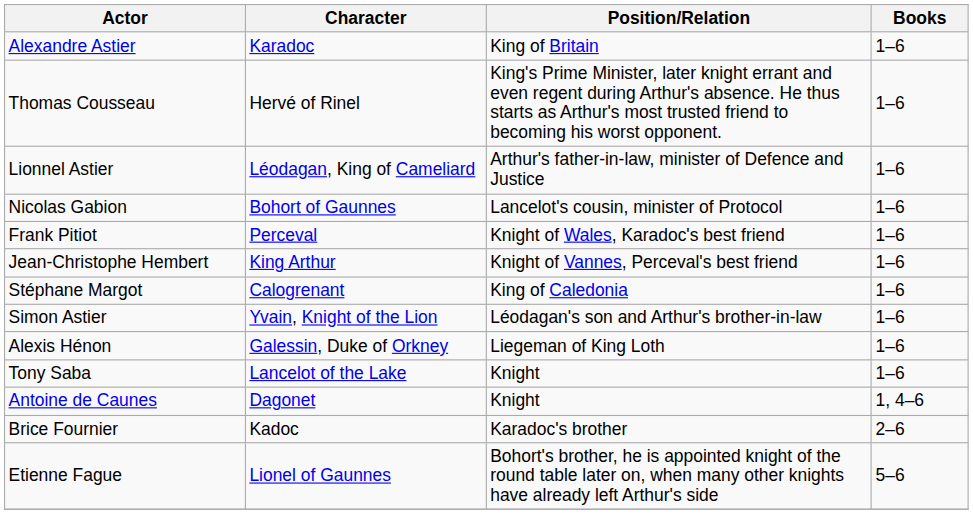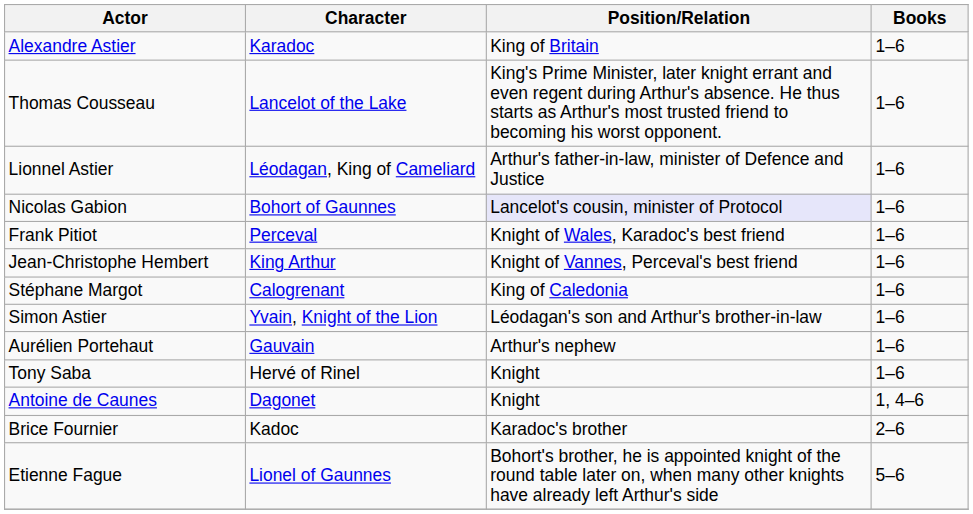(305, 103) Hervé of Rinel -> (328, 103) Lancelot of the Lake
(636, 207) no background -> (636, 207) lavender background
+ row: (81, 345)
- row: (60, 345)
(328, 373) Lancelot of the Lake -> (305, 373) Hervé of Rinel
